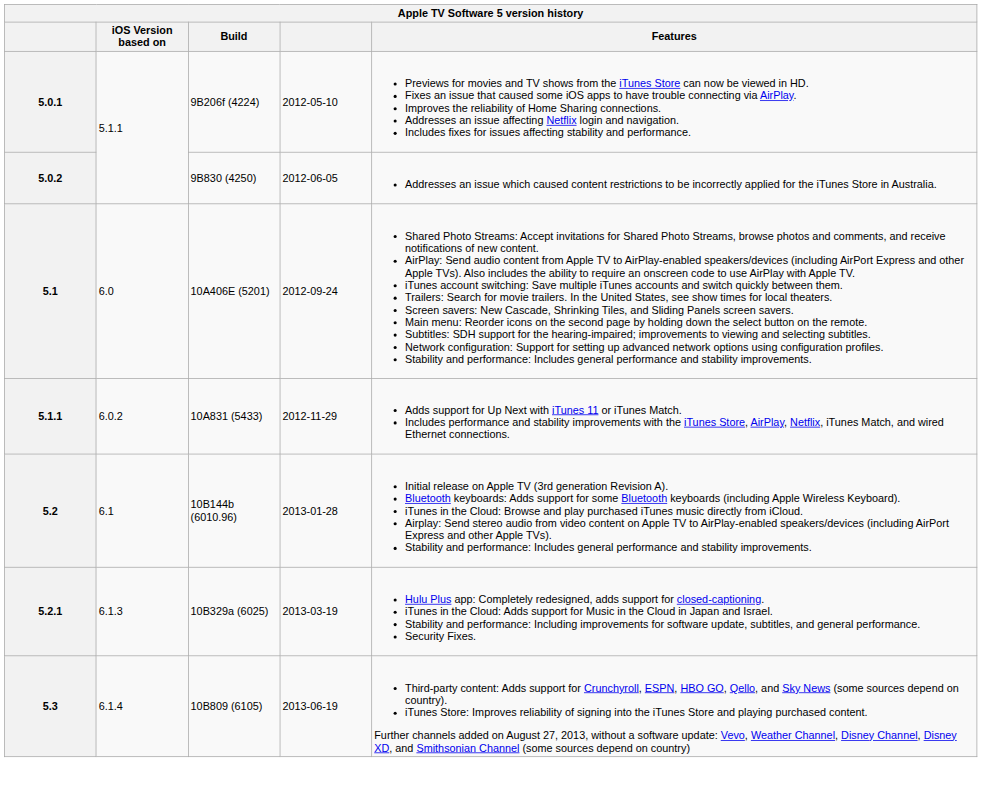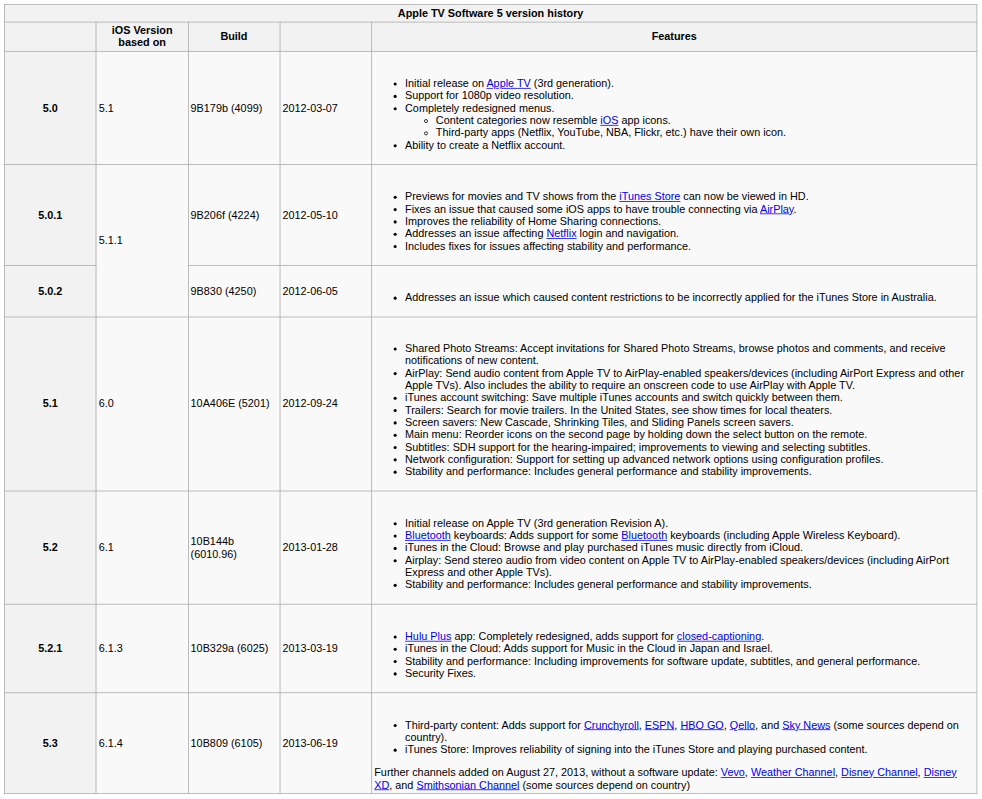+ row: (226, 108)
- row: (226, 416)
